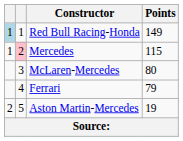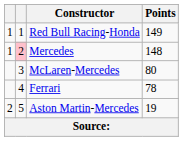(10, 32) lightblue background -> (10, 32) no background
(154, 51) 115 -> (154, 51) 148
(151, 88) 79 -> (151, 88) 78
